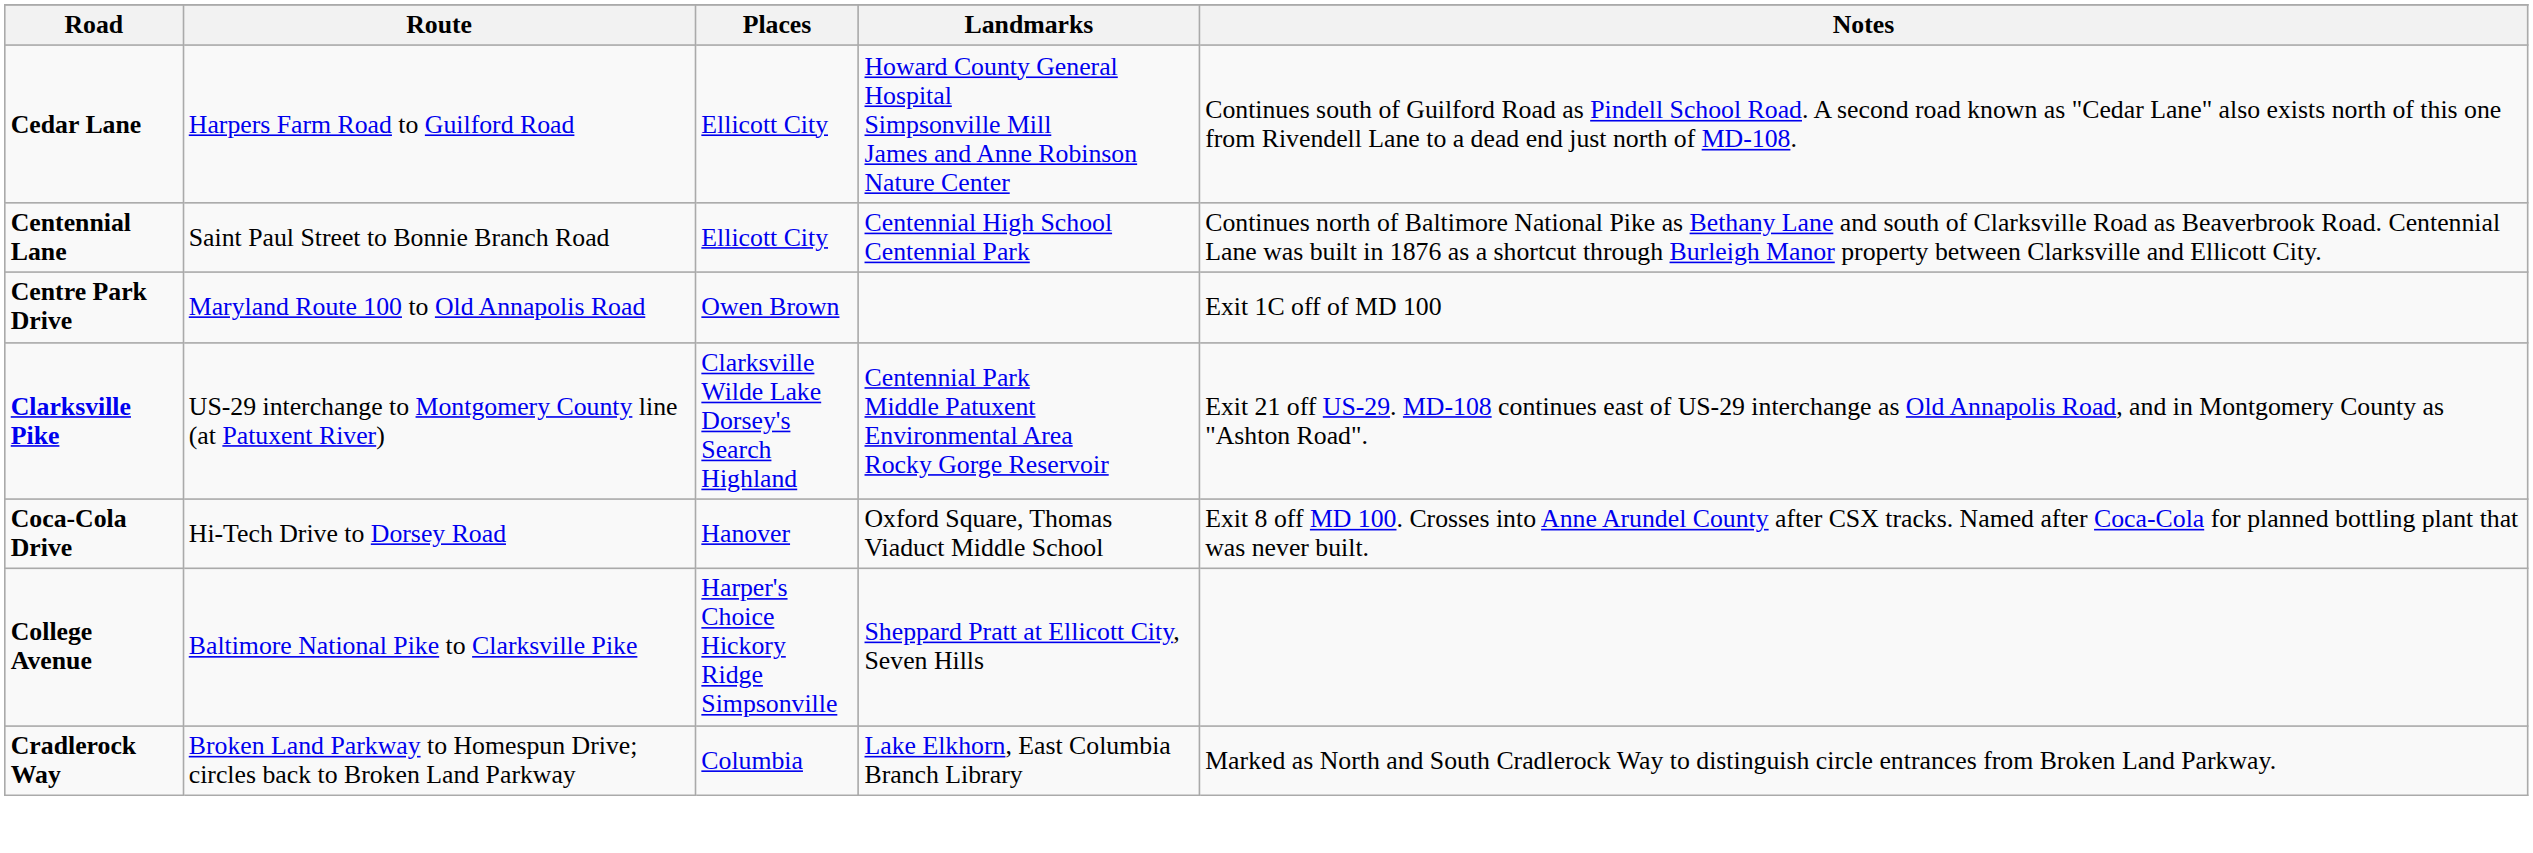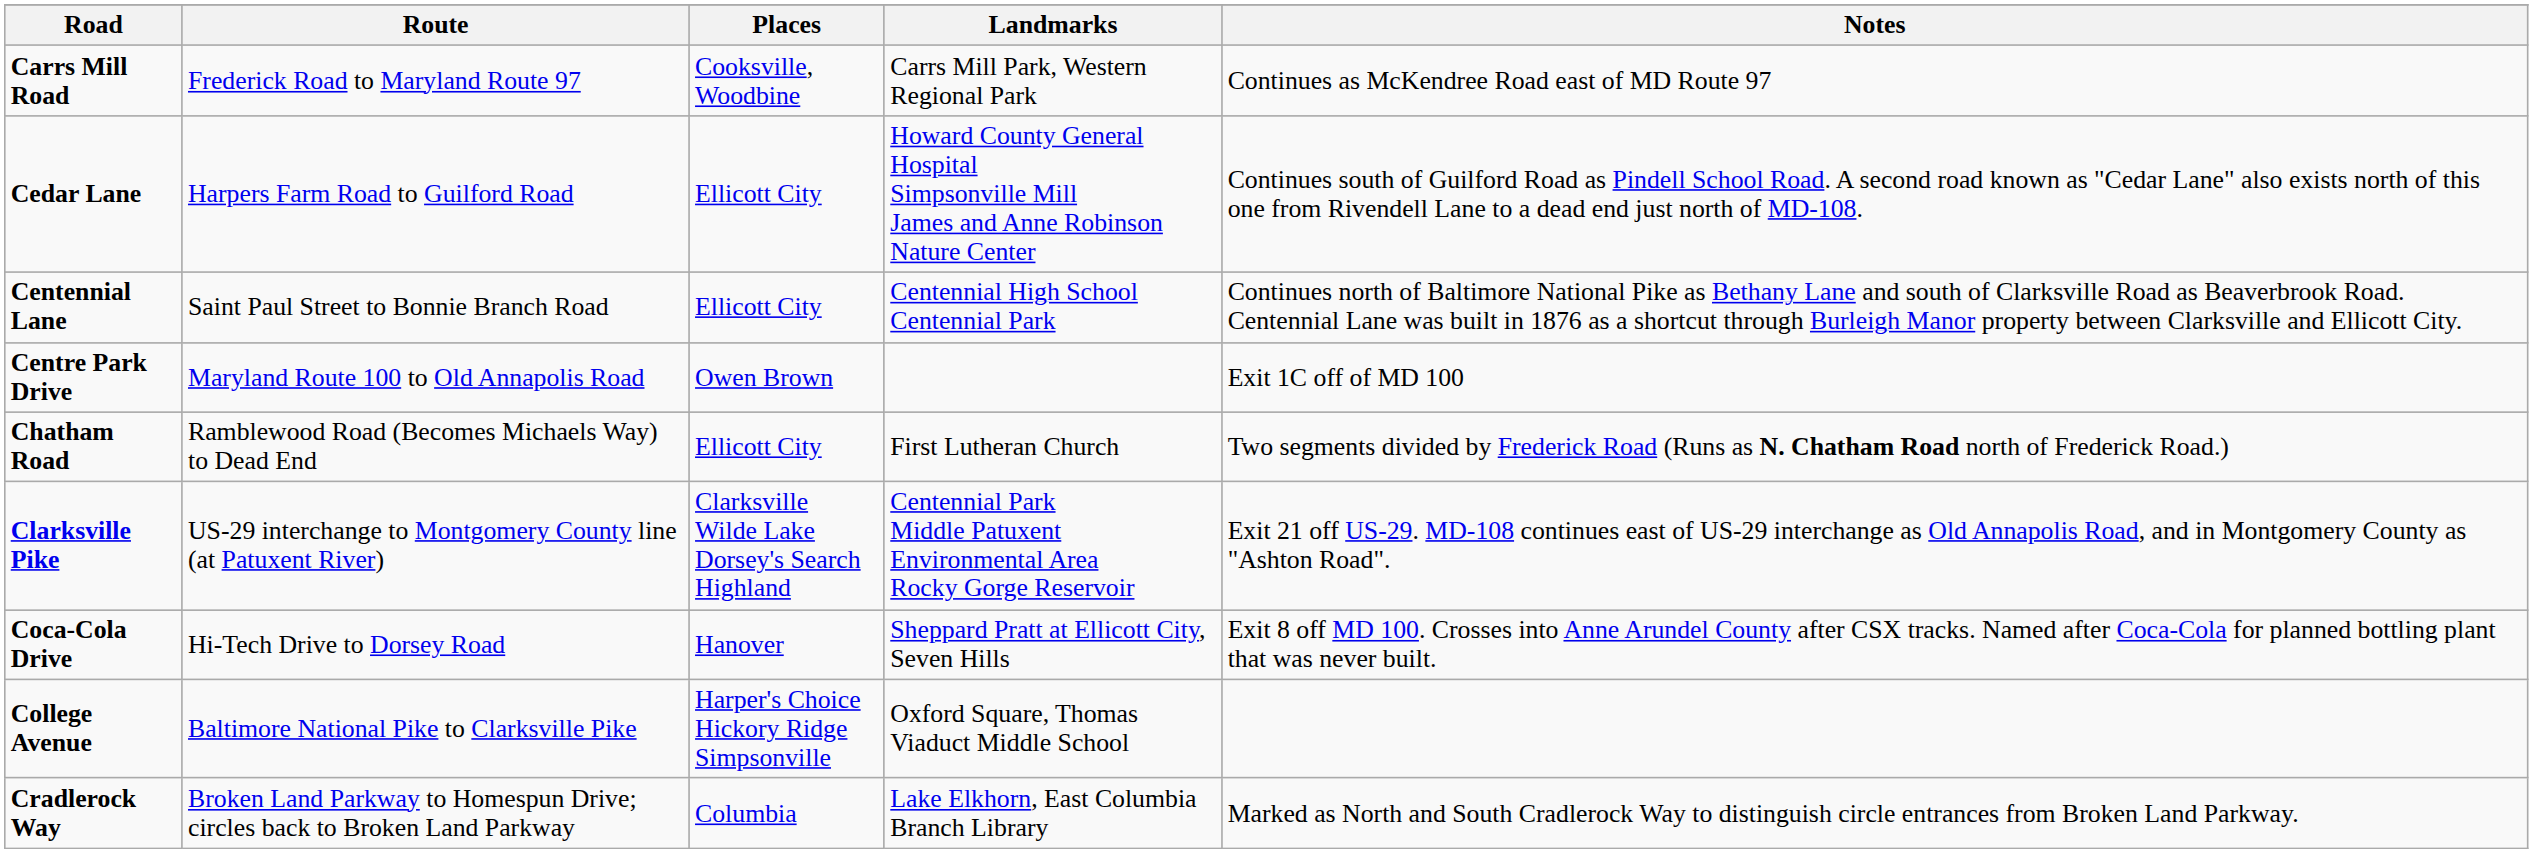+ row: (69, 80)
+ row: (62, 446)
(988, 533) Oxford Square, Thomas Viaduct Middle School -> (1048, 644) Sheppard Pratt at Ellicott City, Seven Hills
(1022, 646) Sheppard Pratt at Ellicott City, Seven Hills -> (1014, 728) Oxford Square, Thomas Viaduct Middle School
